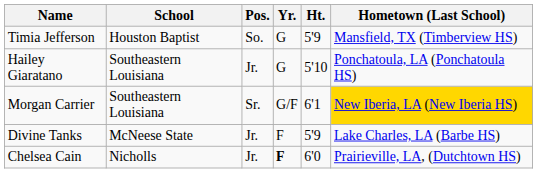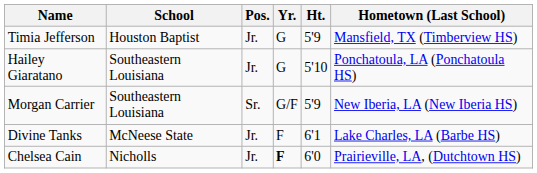(254, 37) So. -> (252, 37) Jr.
(312, 105) 6'1 -> (312, 105) 5'9
(426, 105) gold background -> (426, 105) no background
(312, 135) 5'9 -> (312, 135) 6'1
